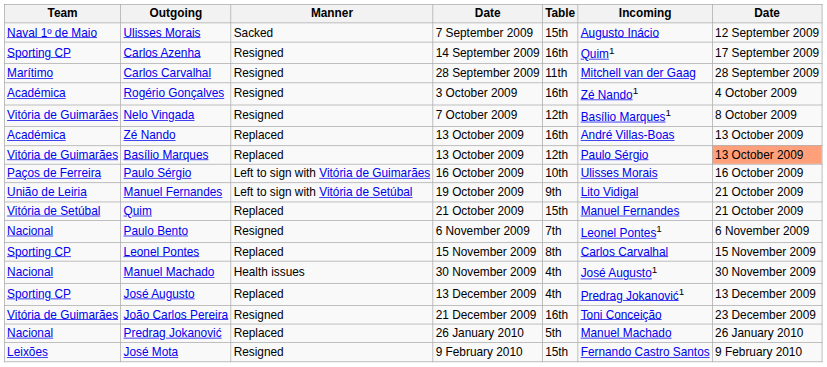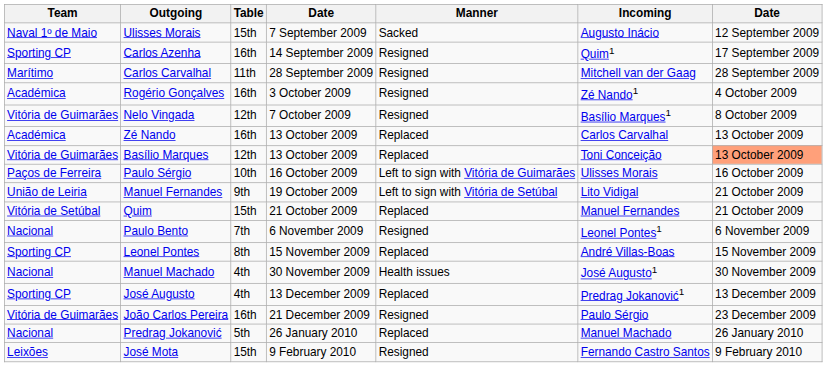columns swapped: (332, 13) <-> (560, 13)
(628, 136) André Villas-Boas -> (624, 136) Carlos Carvalhal
(615, 154) Paulo Sérgio -> (621, 154) Toni Conceição
(624, 252) Carlos Carvalhal -> (628, 252) André Villas-Boas
(621, 314) Toni Conceição -> (615, 314) Paulo Sérgio
